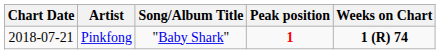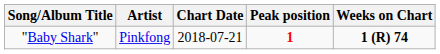columns swapped: (41, 15) <-> (191, 15)
